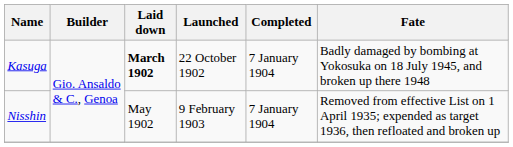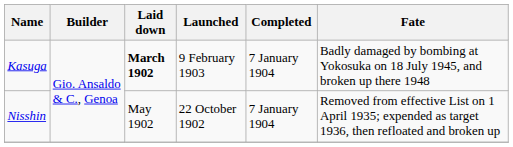(208, 65) 22 October 1902 -> (207, 65) 9 February 1903
(207, 116) 9 February 1903 -> (208, 116) 22 October 1902
